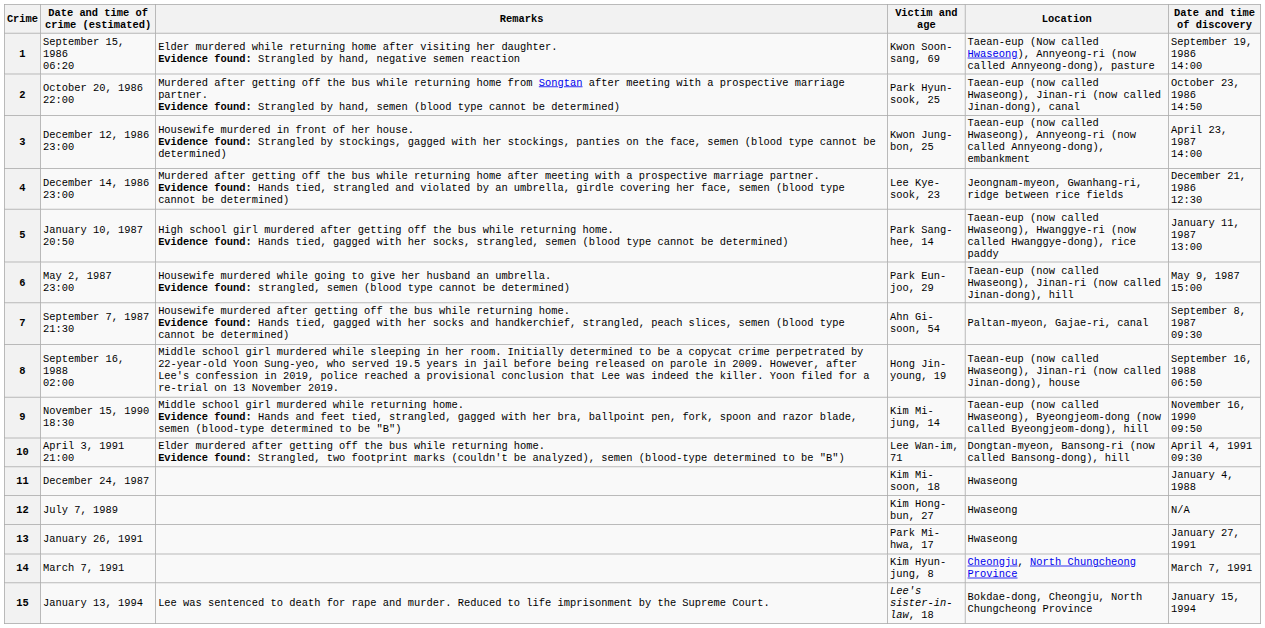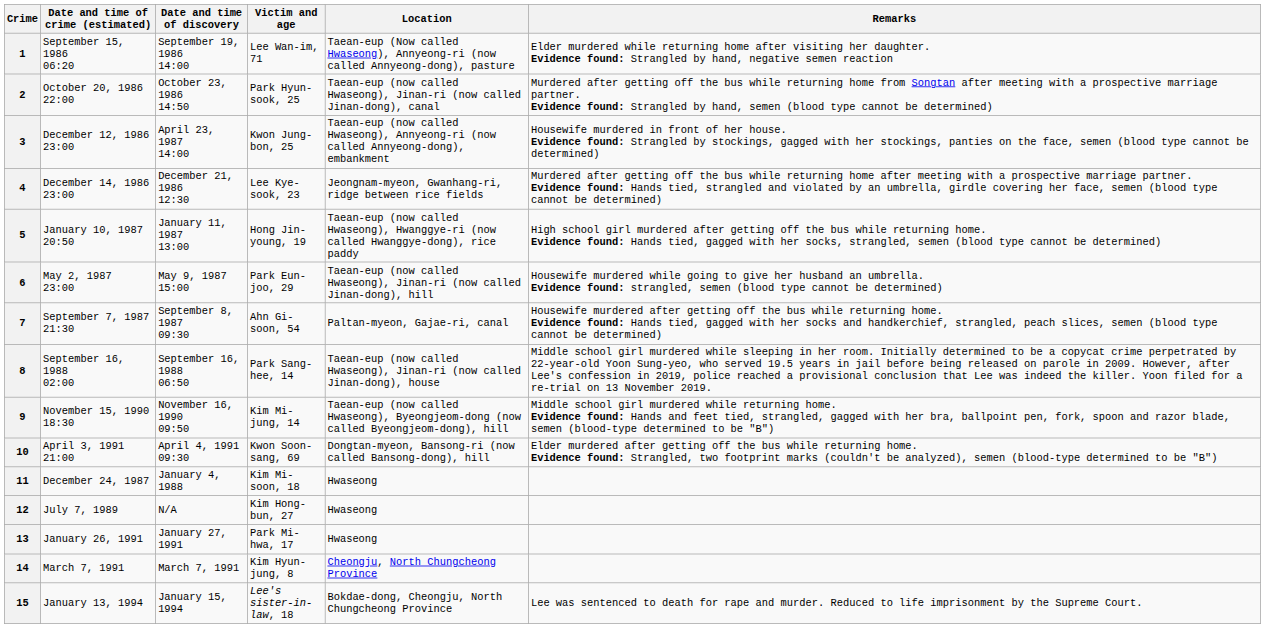columns swapped: (1214, 19) <-> (522, 19)
(921, 54) Kwon Soon-sang, 69 -> (284, 54) Lee Wan-im, 71
(921, 236) Park Sang-hee, 14 -> (278, 236) Hong Jin-young, 19
(918, 370) Hong Jin-young, 19 -> (281, 370) Park Sang-hee, 14
(924, 452) Lee Wan-im, 71 -> (281, 452) Kwon Soon-sang, 69
